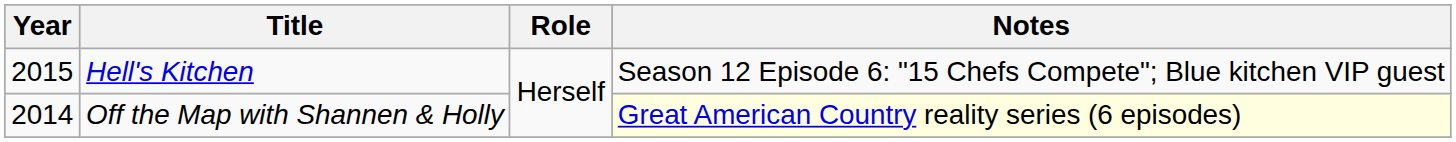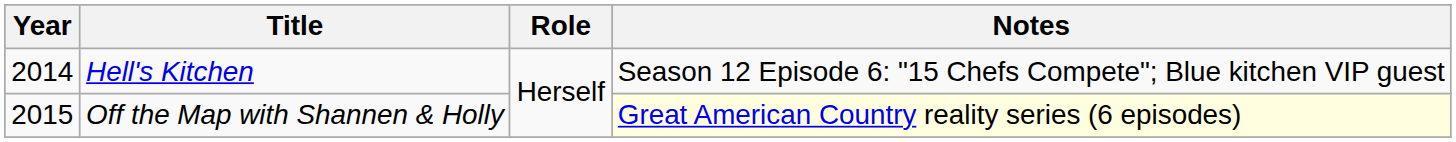(42, 70) 2015 -> (42, 70) 2014
(42, 114) 2014 -> (42, 114) 2015
